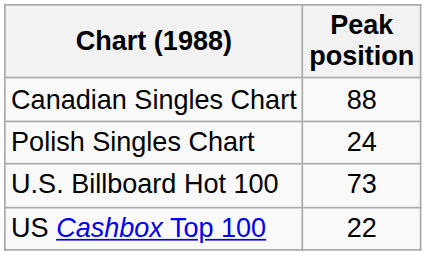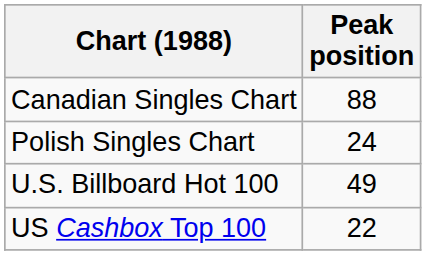(362, 185) 73 -> (362, 185) 49
